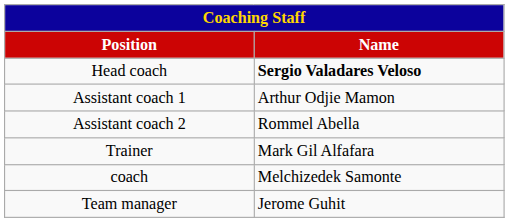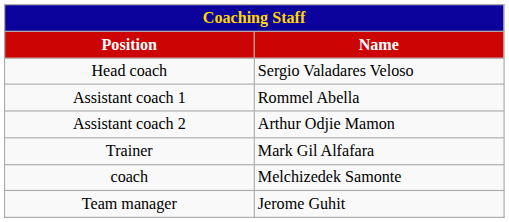(340, 71) bold -> (336, 71) normal
(326, 97) Arthur Odjie Mamon -> (309, 97) Rommel Abella
(309, 124) Rommel Abella -> (326, 124) Arthur Odjie Mamon
